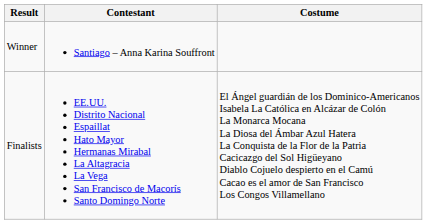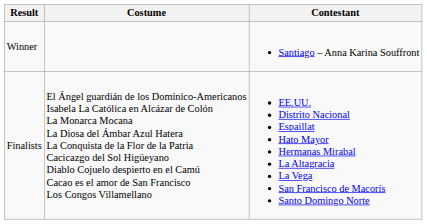columns swapped: (131, 13) <-> (319, 13)
